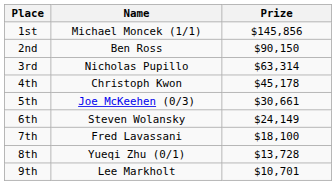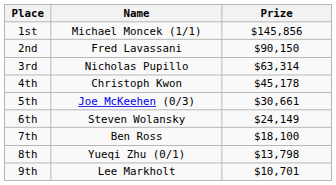(137, 48) Ben Ross -> (137, 48) Fred Lavassani
(137, 136) Fred Lavassani -> (137, 136) Ben Ross
(277, 154) $13,728 -> (277, 154) $13,798
